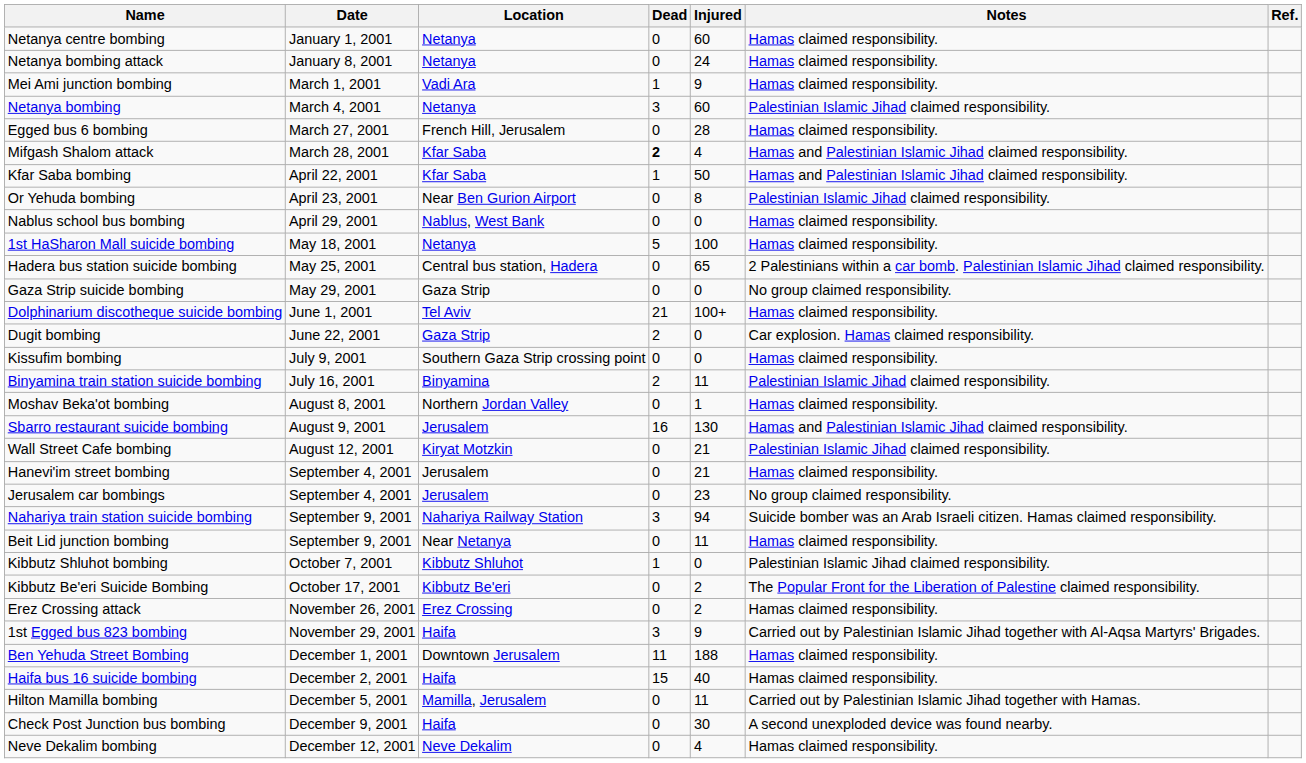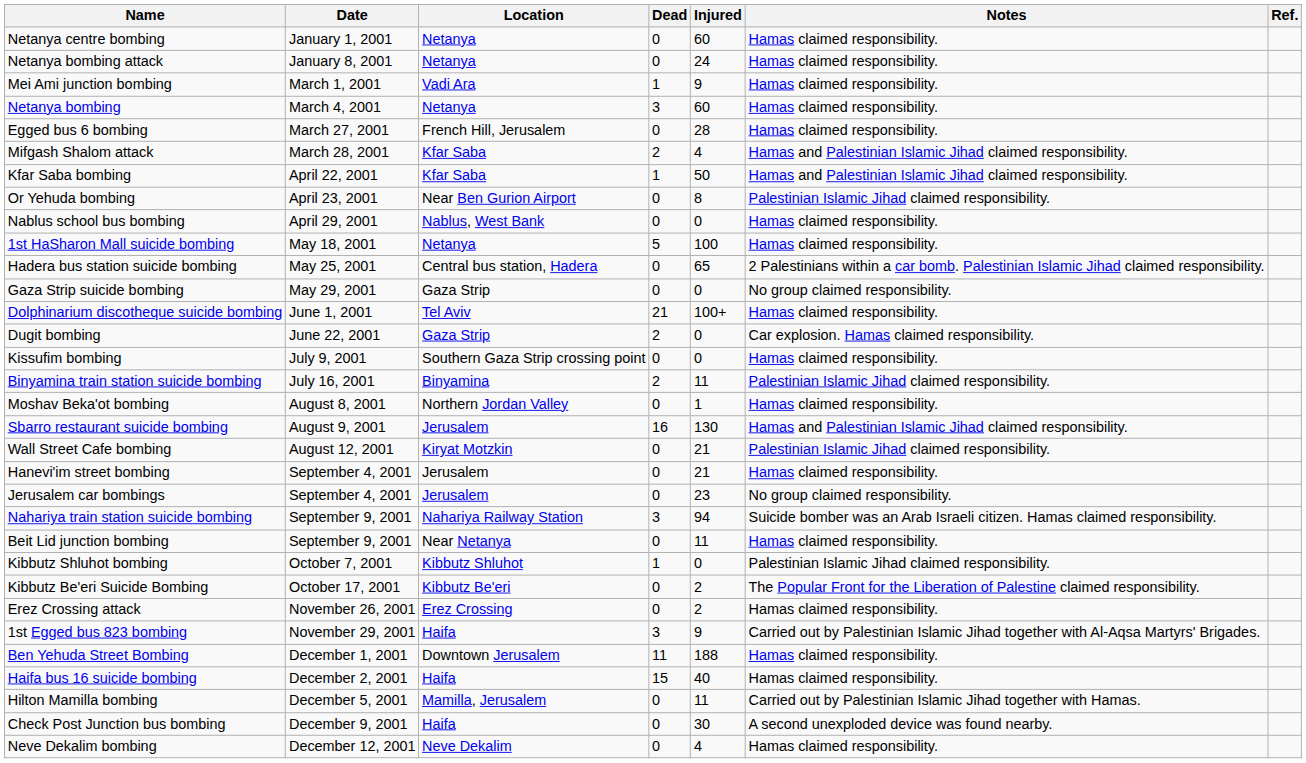(899, 107) Palestinian Islamic Jihad claimed responsibility. -> (843, 107) Hamas claimed responsibility.
(656, 152) bold -> (656, 152) normal
